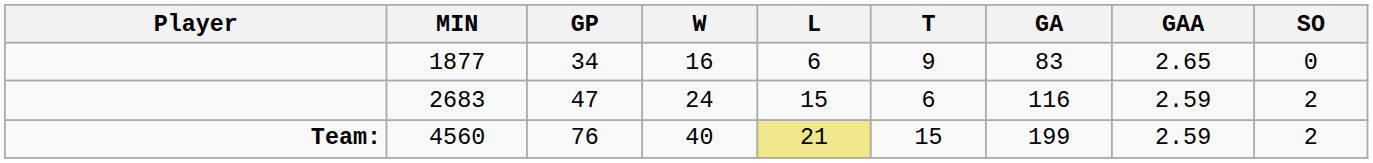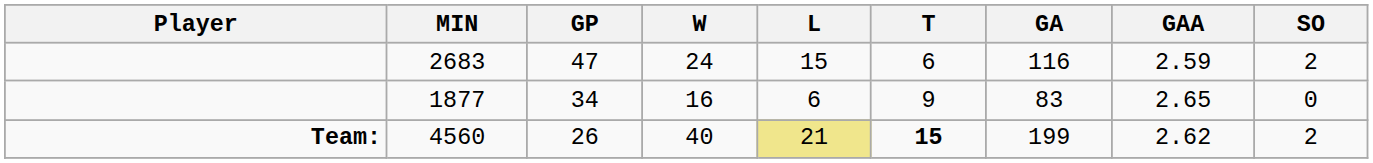rows swapped: (457, 100) <-> (457, 62)
(585, 138) 76 -> (585, 138) 26
(928, 138) normal -> (928, 138) bold
(1183, 138) 2.59 -> (1183, 138) 2.62
